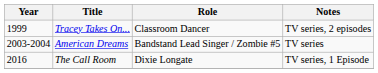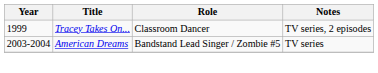- row: (85, 60)
